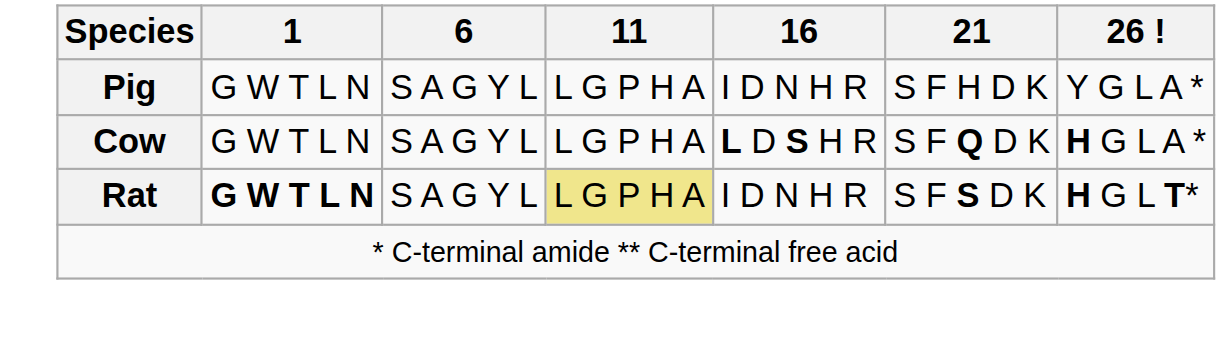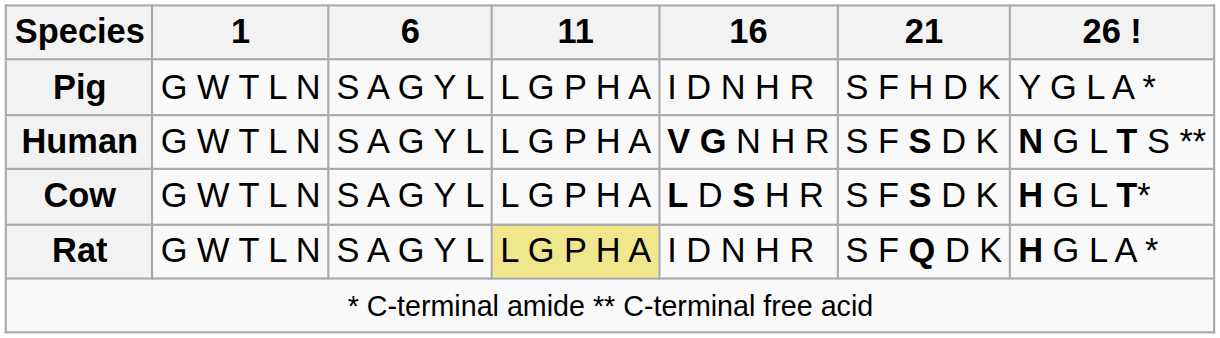+ row: (80, 141)
(972, 141) S F Q D K -> (922, 195) S F S D K
(1136, 141) H G L A * -> (1084, 195) H G L T*
(292, 195) bold -> (241, 250) normal
(970, 195) S F S D K -> (924, 250) S F Q D K
(1132, 195) H G L T* -> (1088, 250) H G L A *
